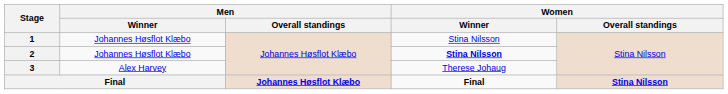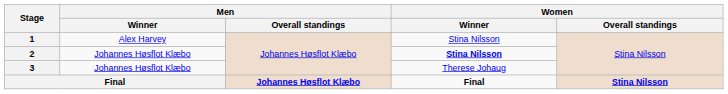(142, 40) Johannes Høsflot Klæbo -> (142, 40) Alex Harvey
(142, 68) Alex Harvey -> (142, 68) Johannes Høsflot Klæbo
